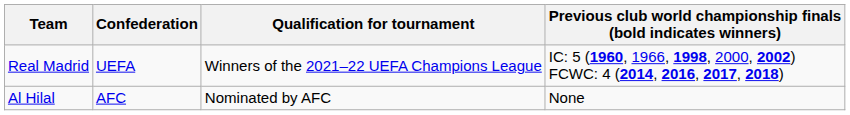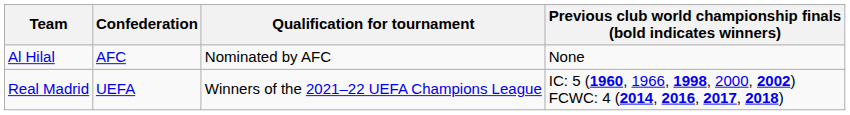rows swapped: (48, 65) <-> (31, 97)
